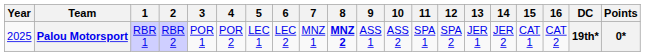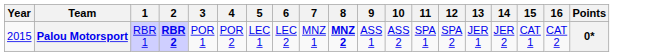- column: (585, 13)
(19, 36) 2025 -> (19, 36) 2015
(173, 36) normal -> (173, 36) bold
